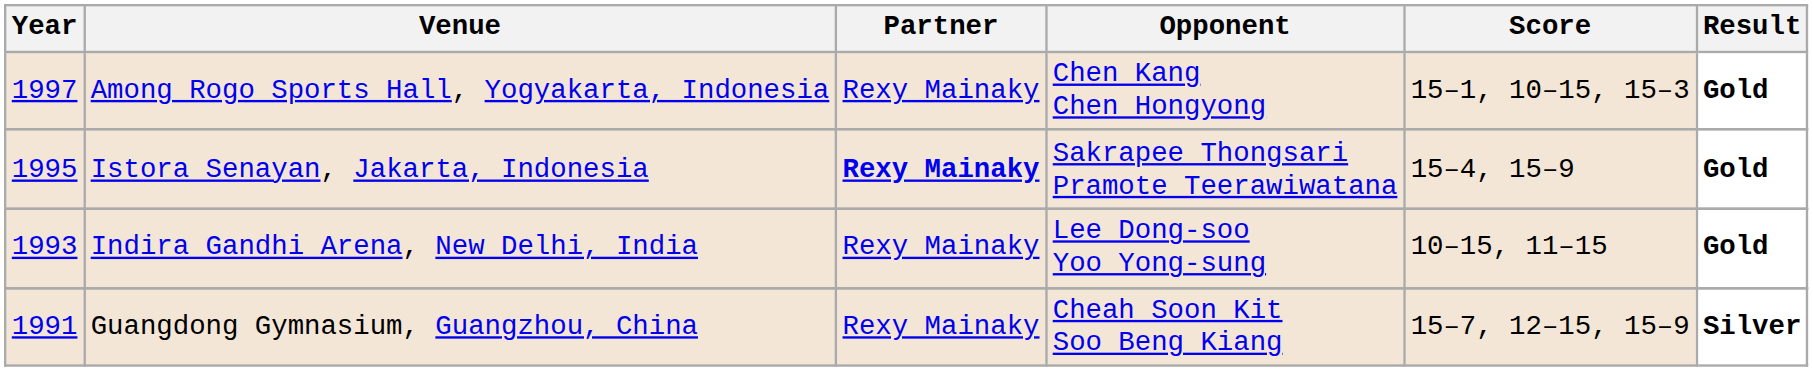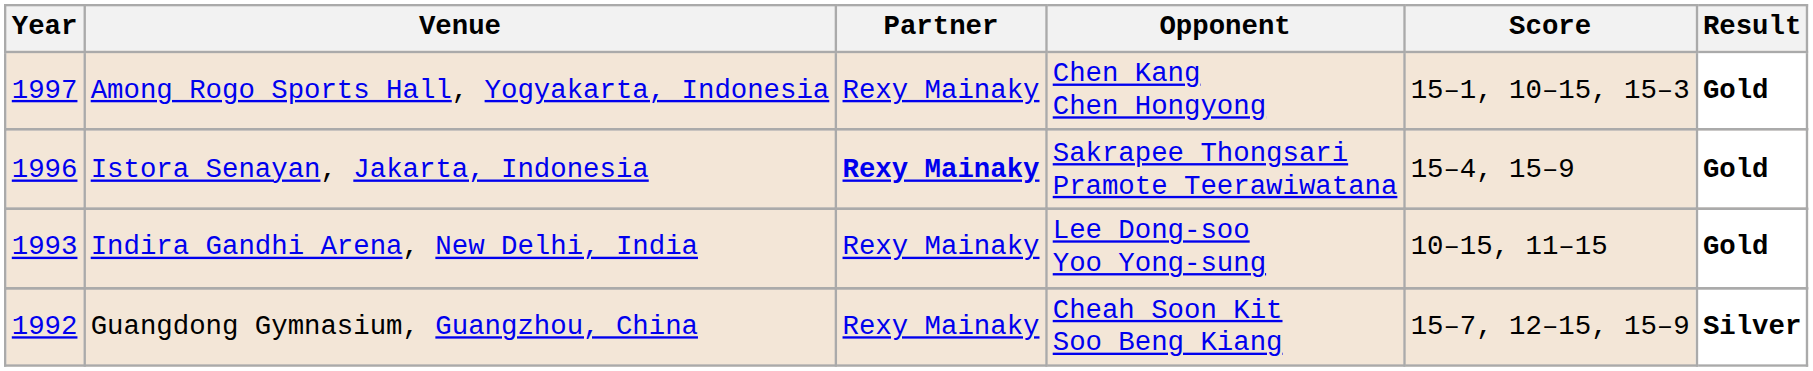(45, 169) 1995 -> (45, 169) 1996
(45, 326) 1991 -> (45, 326) 1992
